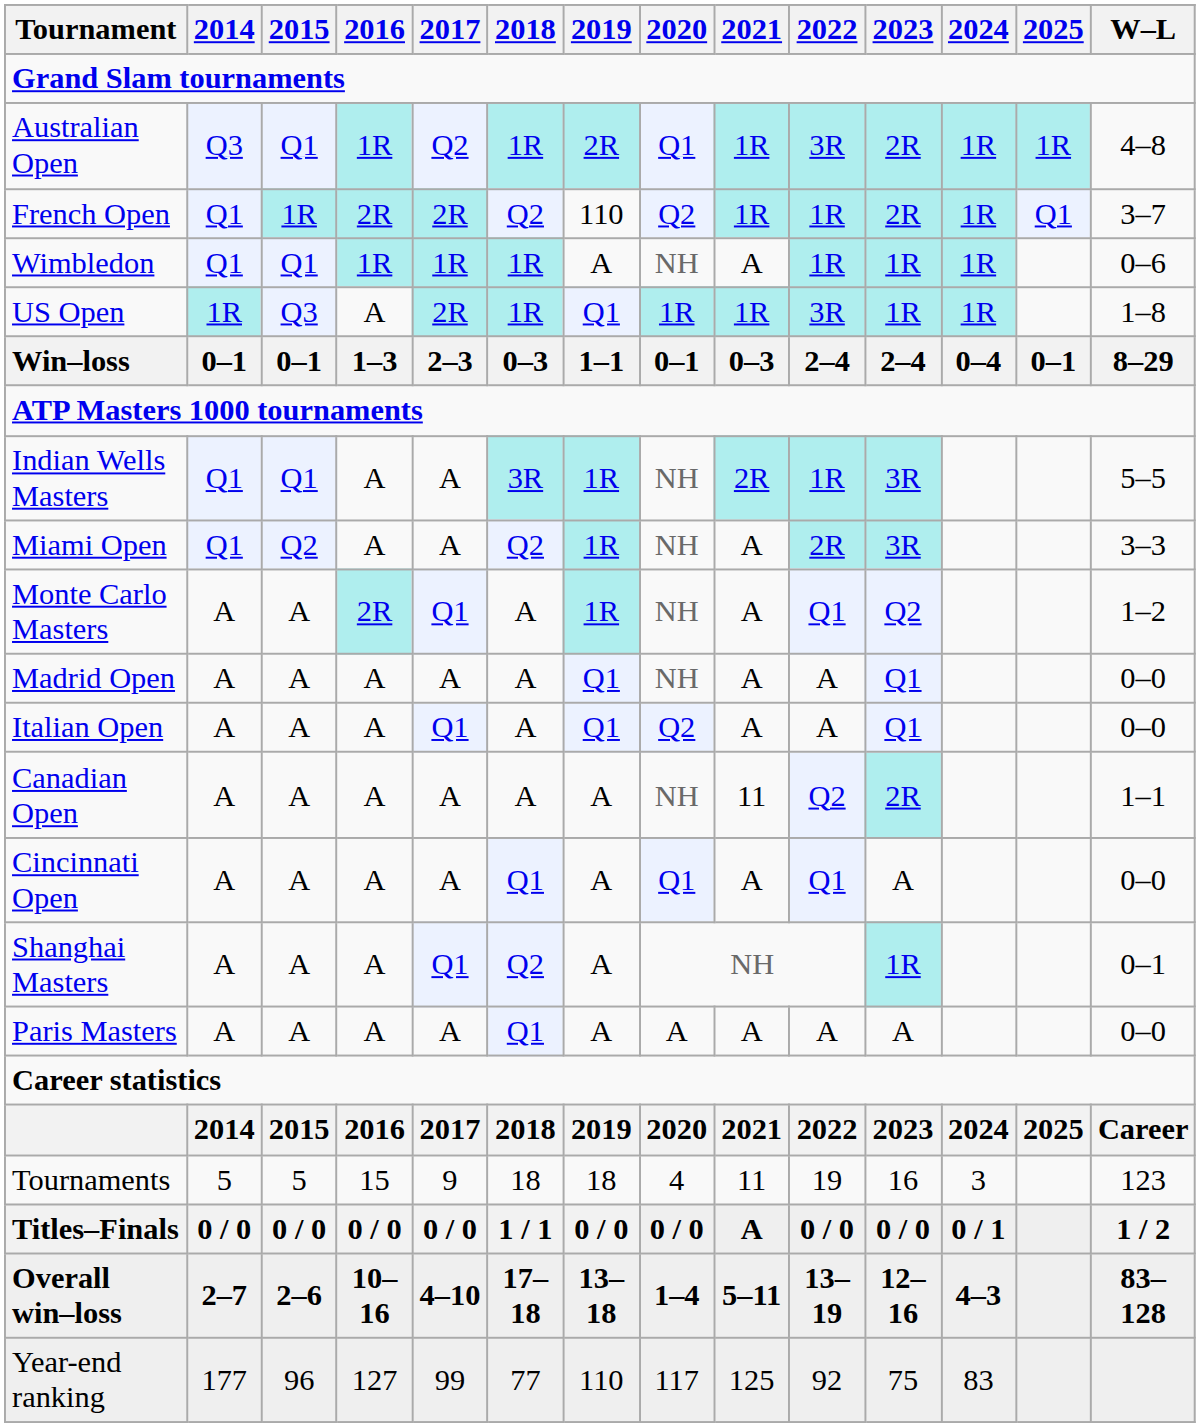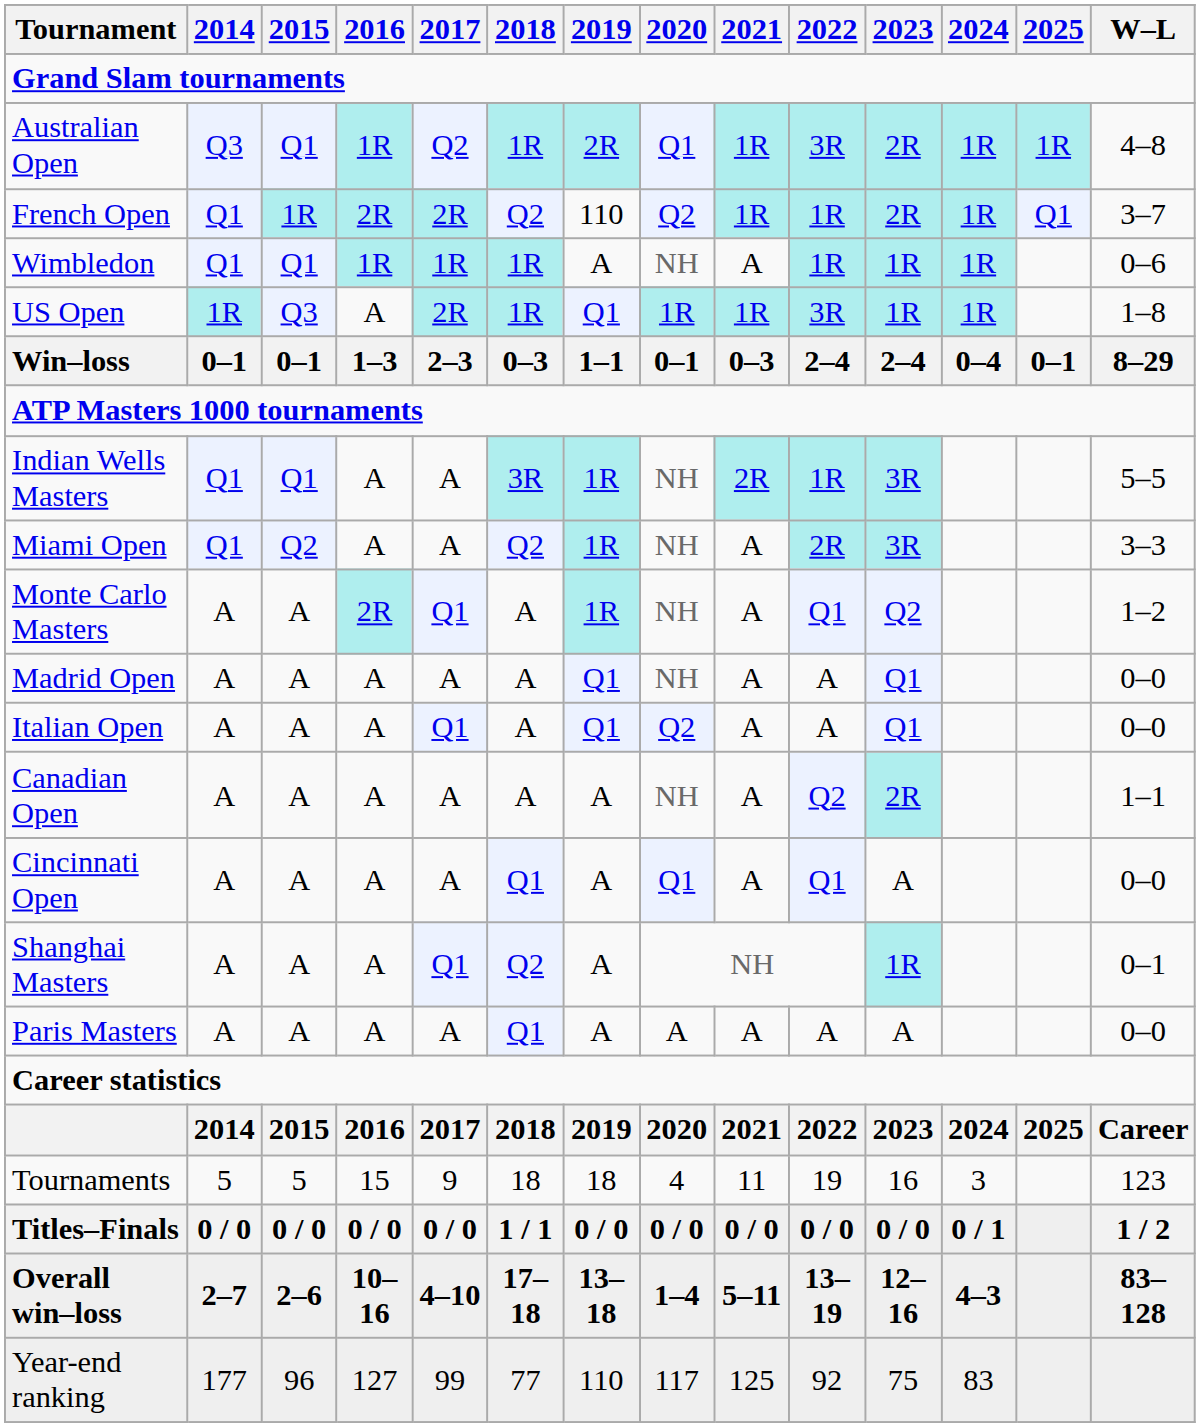(752, 793) 11 -> (752, 793) A
(752, 1227) A -> (752, 1227) 0 / 0
